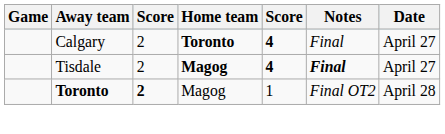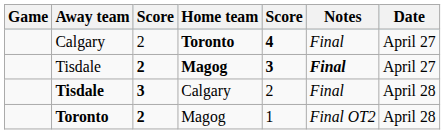(141, 66) normal -> (141, 66) bold
(269, 66) 4 -> (269, 66) 3
+ row: (80, 91)
